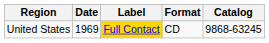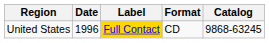(87, 29) 1969 -> (87, 29) 1996
